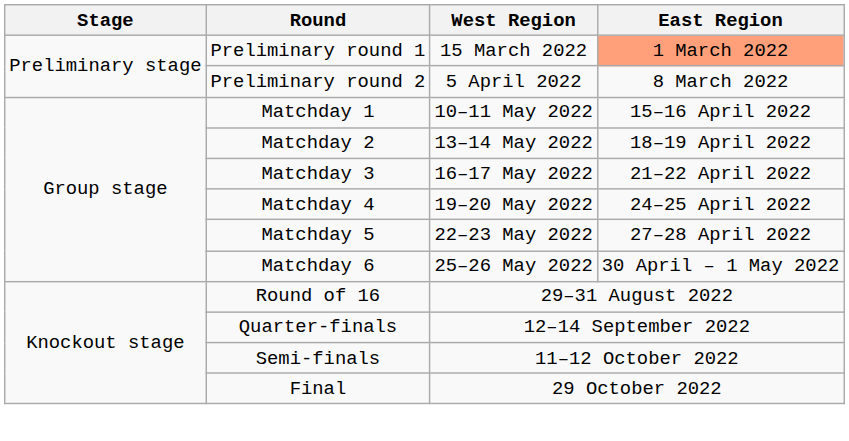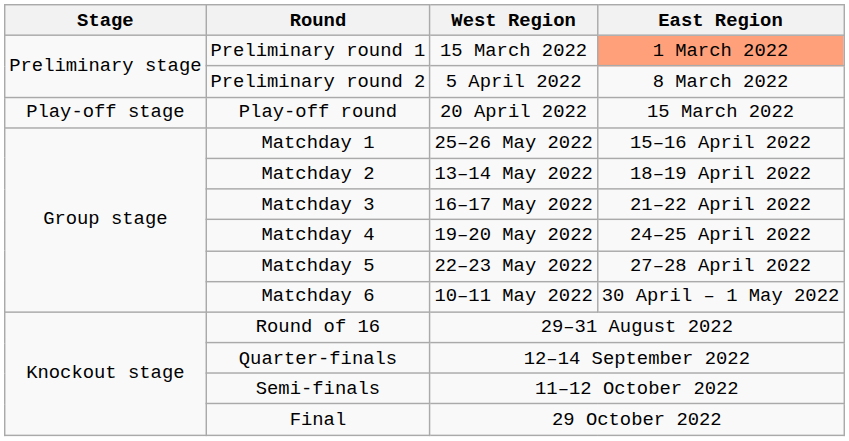+ row: (318, 112)
(514, 112) 10–11 May 2022 -> (514, 143) 25–26 May 2022
(514, 266) 25–26 May 2022 -> (514, 297) 10–11 May 2022
